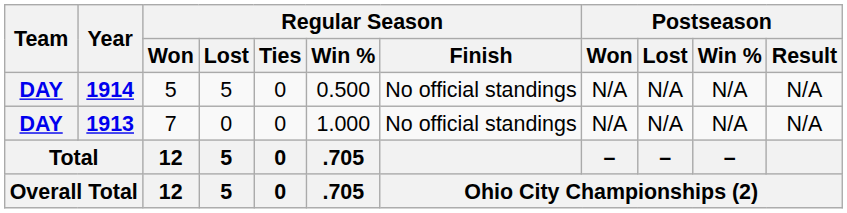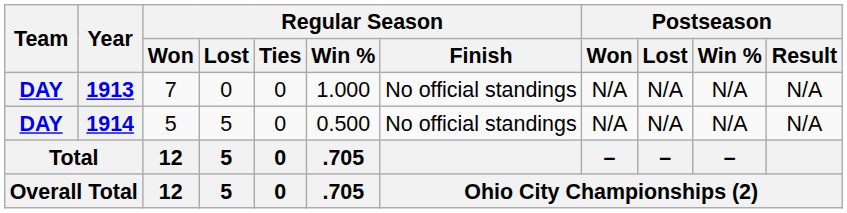rows swapped: (110, 124) <-> (110, 90)
